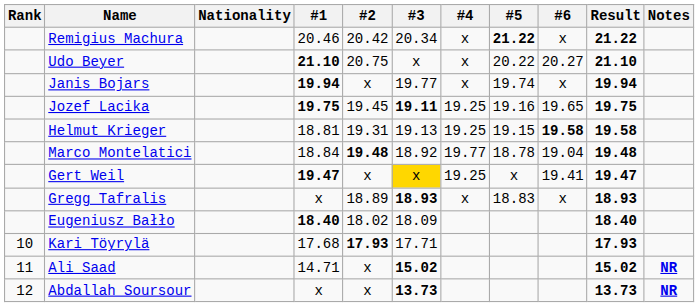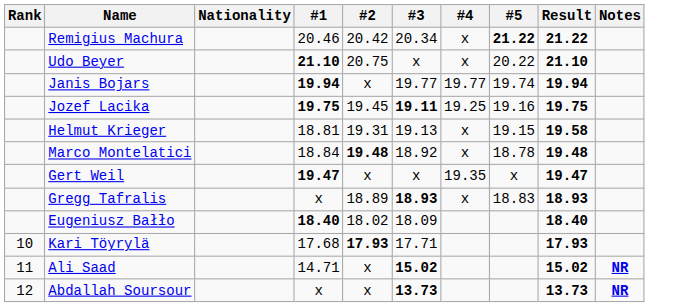- column: (563, 16)
(465, 85) x -> (465, 85) 19.77
(465, 130) 19.25 -> (465, 130) x
(465, 153) 19.77 -> (465, 153) x
(416, 176) gold background -> (416, 176) no background
(465, 176) 19.25 -> (465, 176) 19.35
